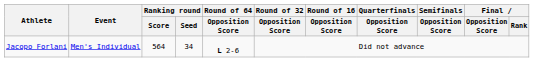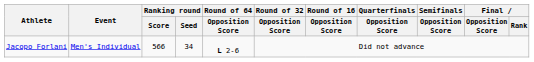(159, 46) 564 -> (159, 46) 566
